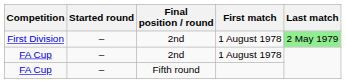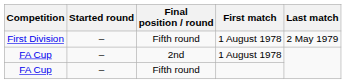(176, 39) 2nd -> (176, 39) Fifth round
(312, 39) lightgreen background -> (312, 39) no background
